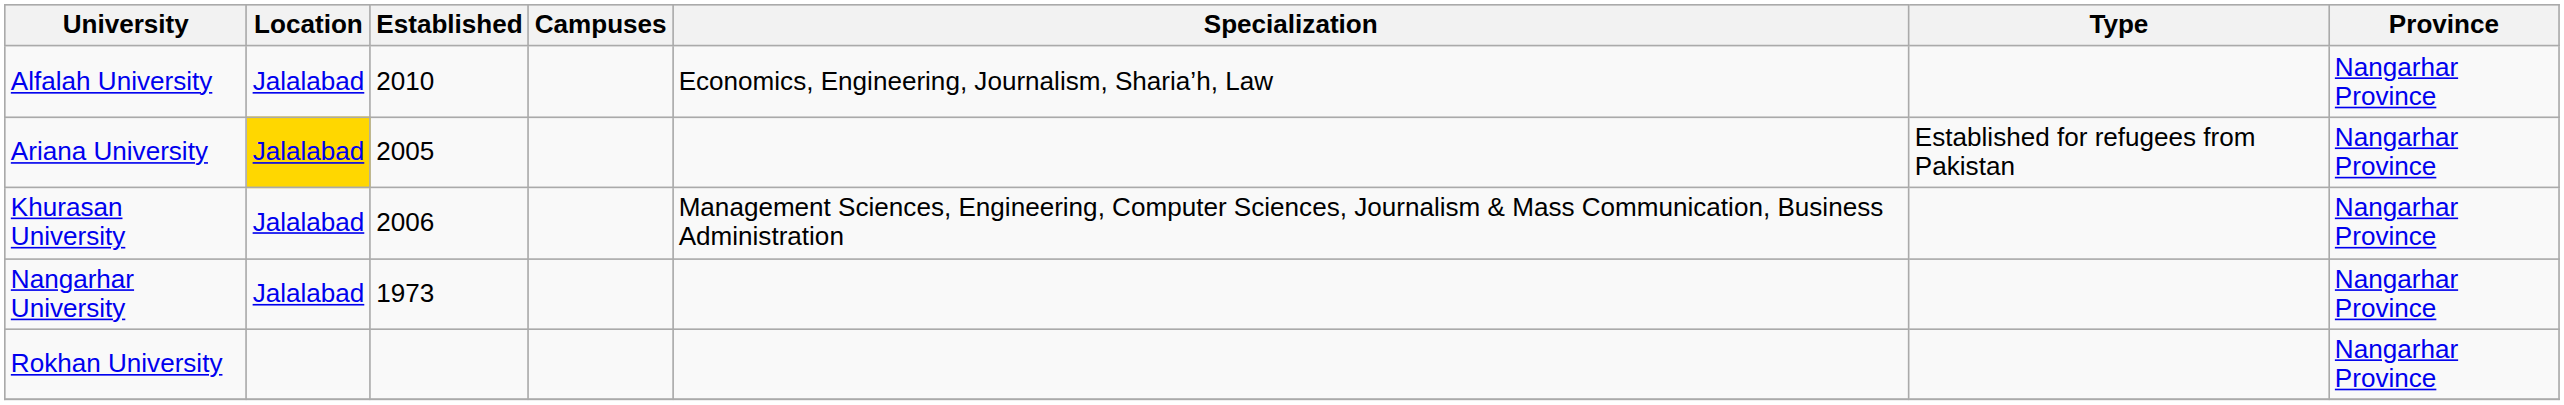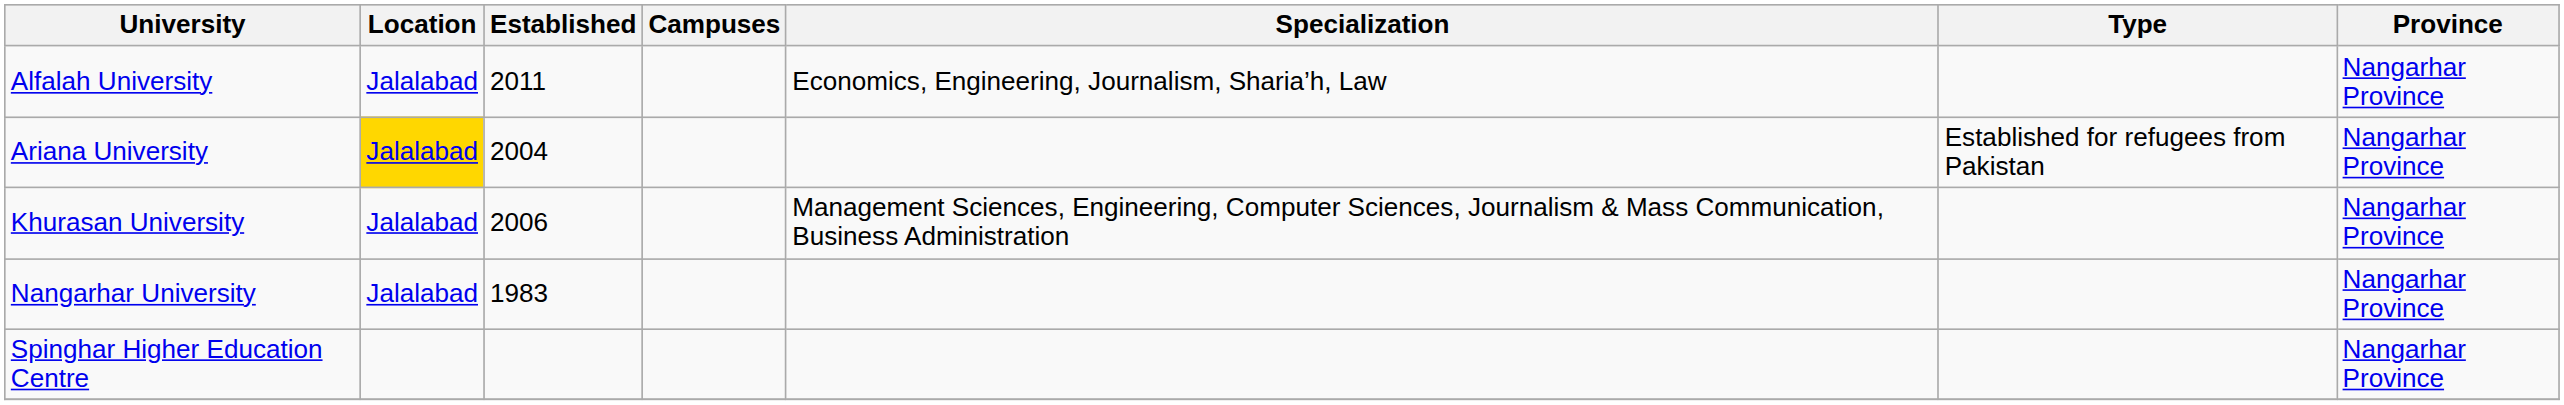(405, 81) 2010 -> (518, 81) 2011
(405, 151) 2005 -> (519, 151) 2004
(405, 293) 1973 -> (519, 293) 1983
- row: (117, 364)
+ row: (167, 364)
